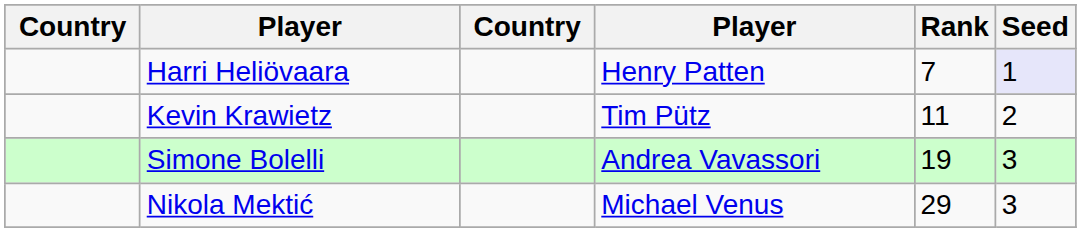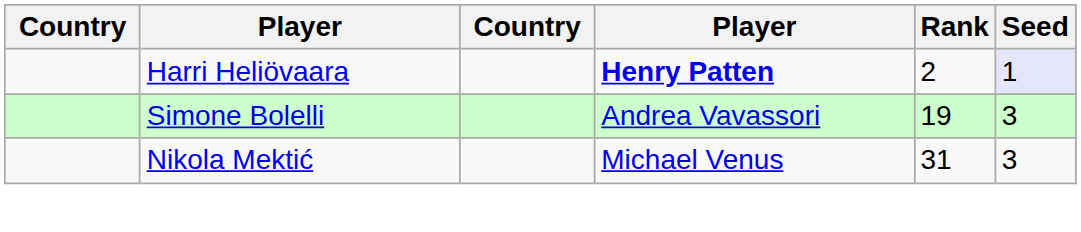(683, 71) normal -> (688, 71) bold
(928, 71) 7 -> (928, 71) 2
- row: (239, 115)
(936, 204) 29 -> (936, 159) 31
